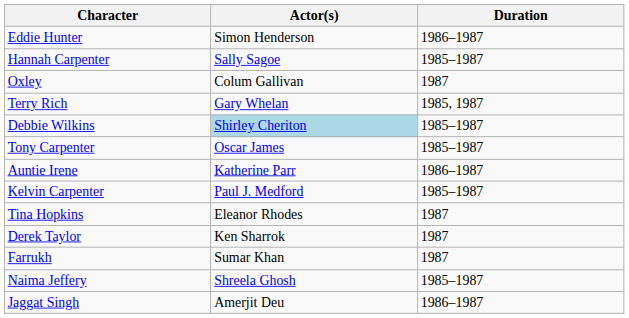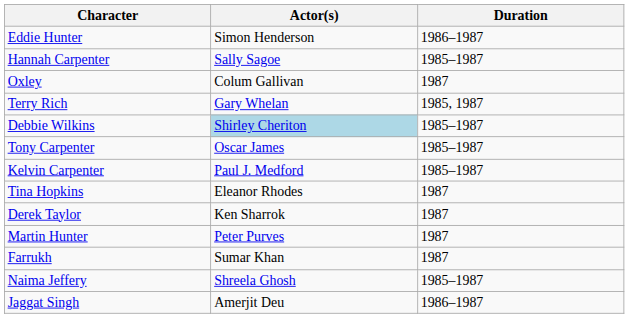- row: (43, 170)
+ row: (48, 236)
